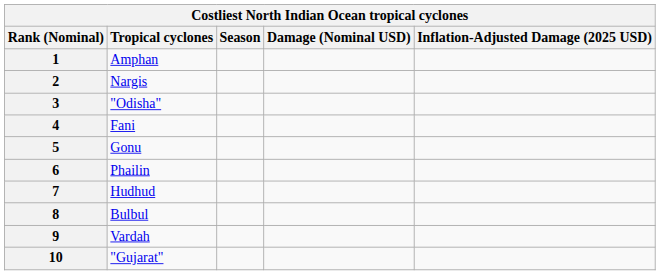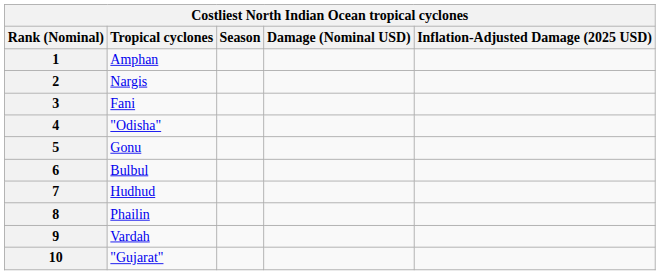(136, 103) "Odisha" -> (123, 103) Fani
(123, 125) Fani -> (136, 125) "Odisha"
(130, 170) Phailin -> (129, 170) Bulbul
(129, 214) Bulbul -> (130, 214) Phailin
